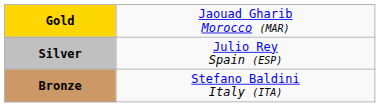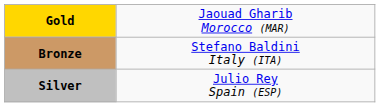rows swapped: (60, 54) <-> (60, 86)
